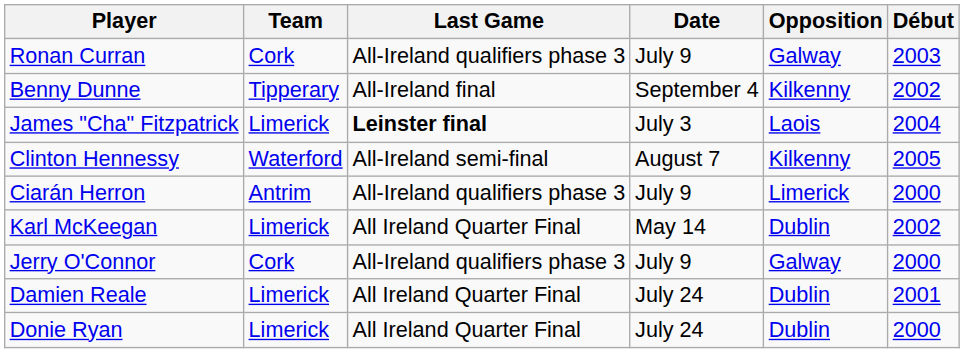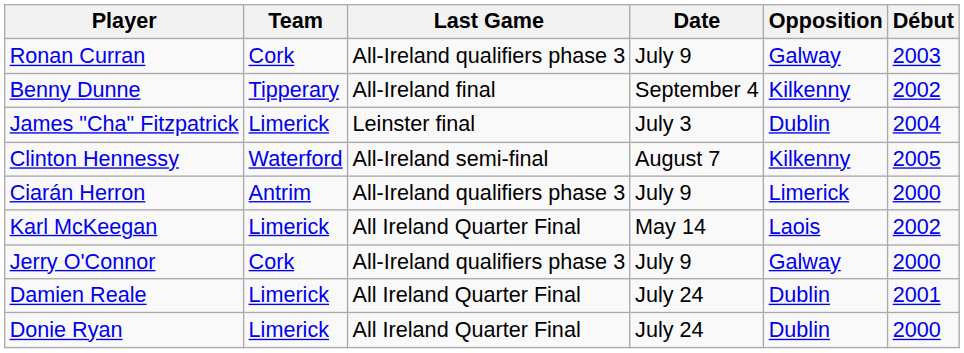(420, 124) bold -> (414, 124) normal
(795, 124) Laois -> (799, 124) Dublin
(799, 227) Dublin -> (795, 227) Laois
